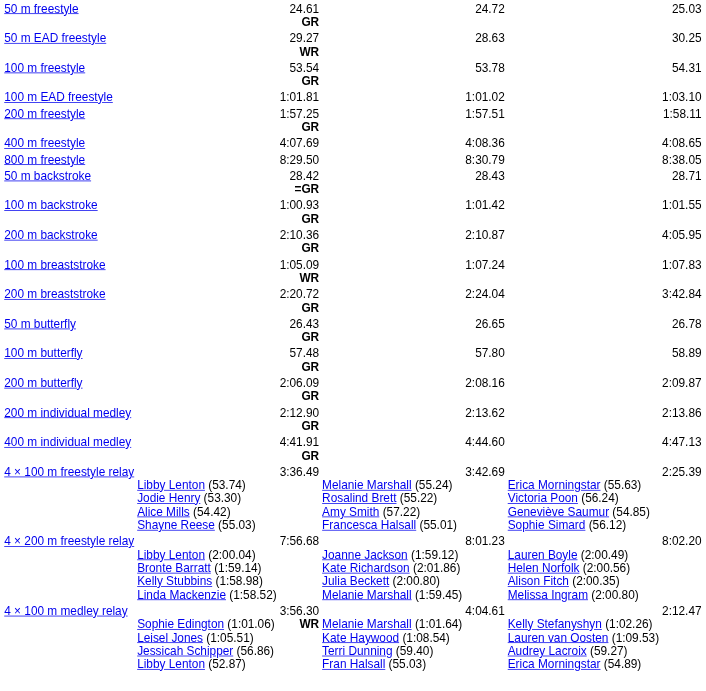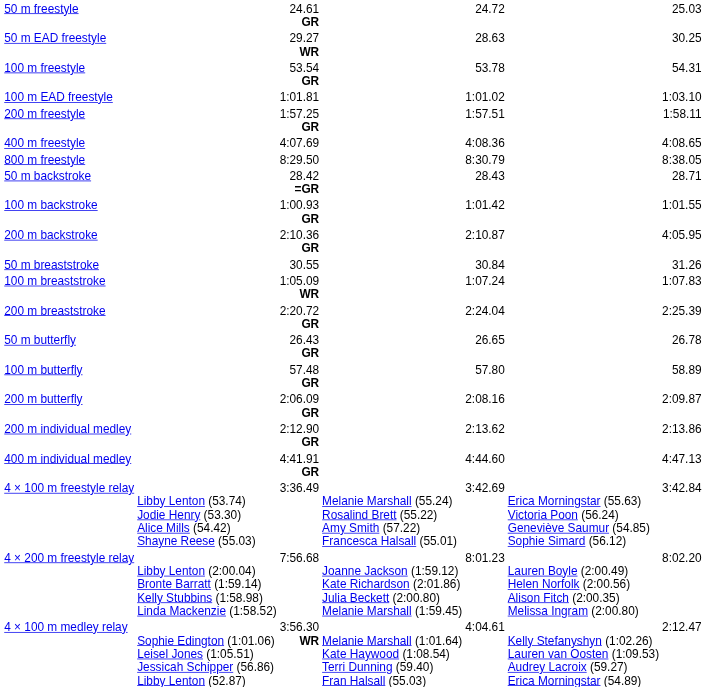+ row: (52, 265)
(682, 294) 3:42.84 -> (682, 310) 2:25.39
(682, 472) 2:25.39 -> (682, 488) 3:42.84
